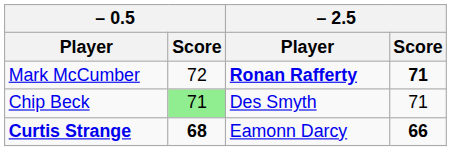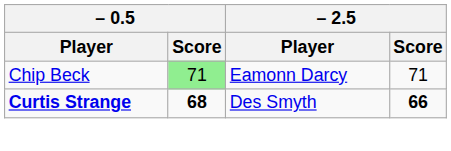- row: (74, 74)
(273, 103) Des Smyth -> (289, 74) Eamonn Darcy
(289, 131) Eamonn Darcy -> (273, 103) Des Smyth
